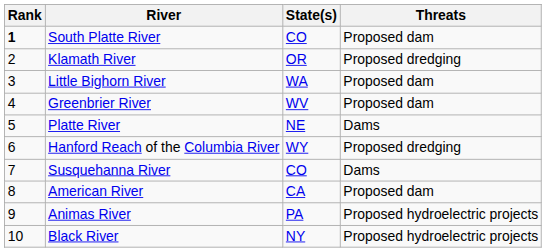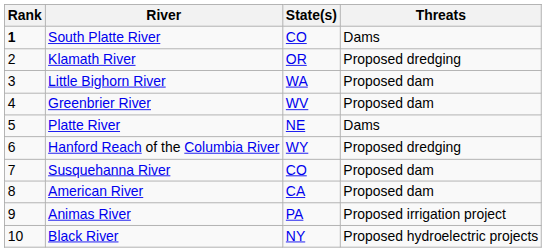(389, 37) Proposed dam -> (362, 37) Dams
(362, 170) Dams -> (389, 170) Proposed dam
(441, 214) Proposed hydroelectric projects -> (425, 214) Proposed irrigation project
